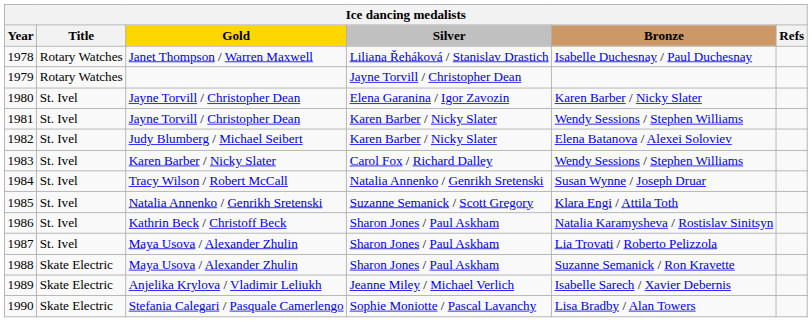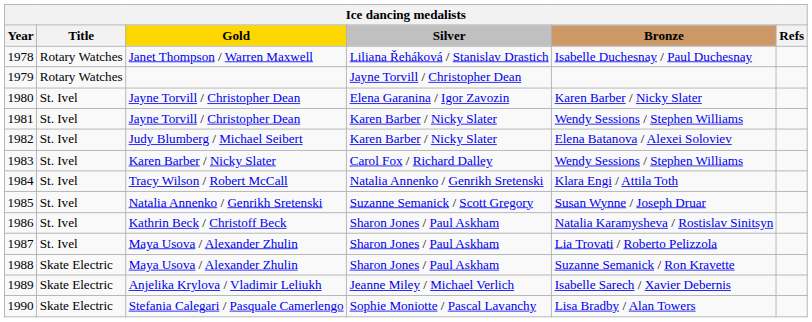(630, 181) Susan Wynne / Joseph Druar -> (616, 181) Klara Engi / Attila Toth
(616, 202) Klara Engi / Attila Toth -> (630, 202) Susan Wynne / Joseph Druar
